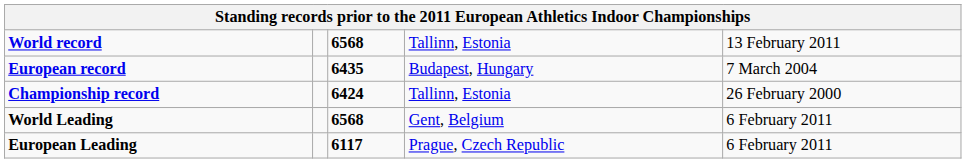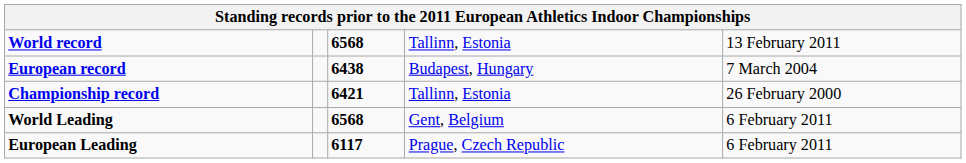(347, 68) 6435 -> (347, 68) 6438
(347, 94) 6424 -> (347, 94) 6421
